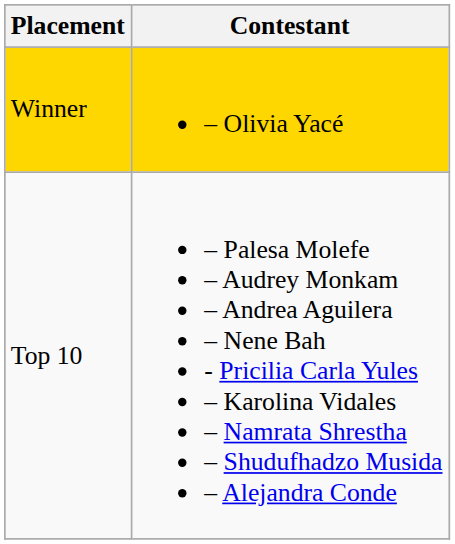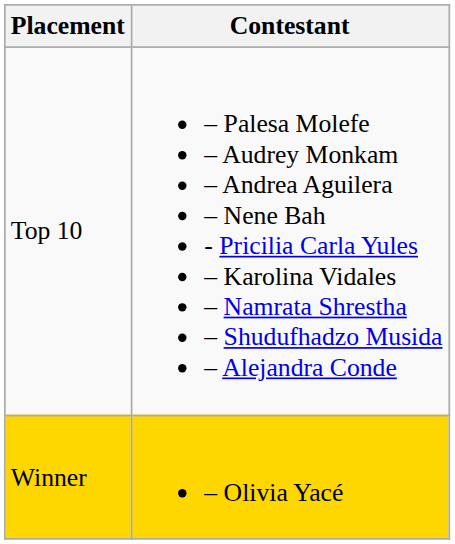rows swapped: (49, 109) <-> (47, 354)
